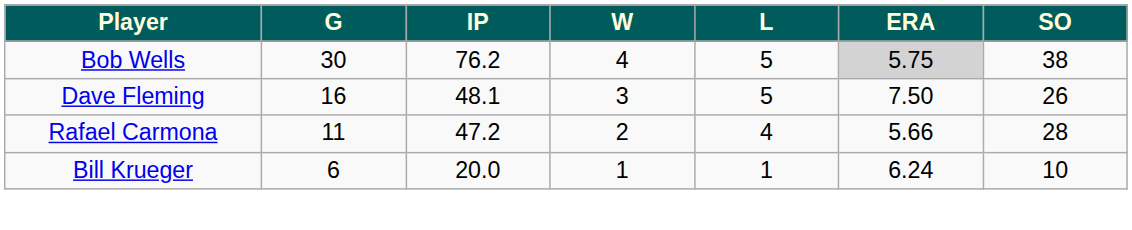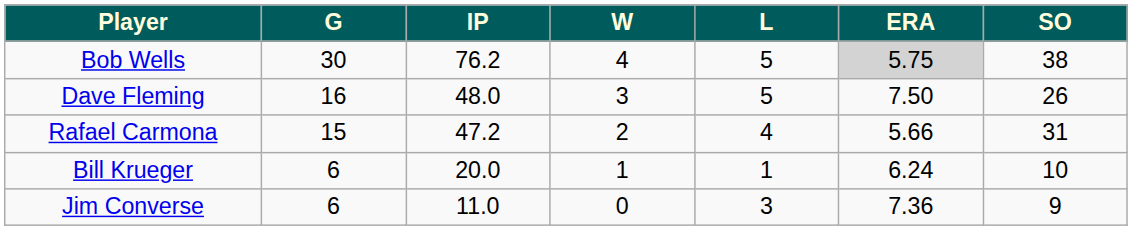(478, 96) 48.1 -> (478, 96) 48.0
(333, 133) 11 -> (333, 133) 15
(1055, 133) 28 -> (1055, 133) 31
+ row: (133, 206)
